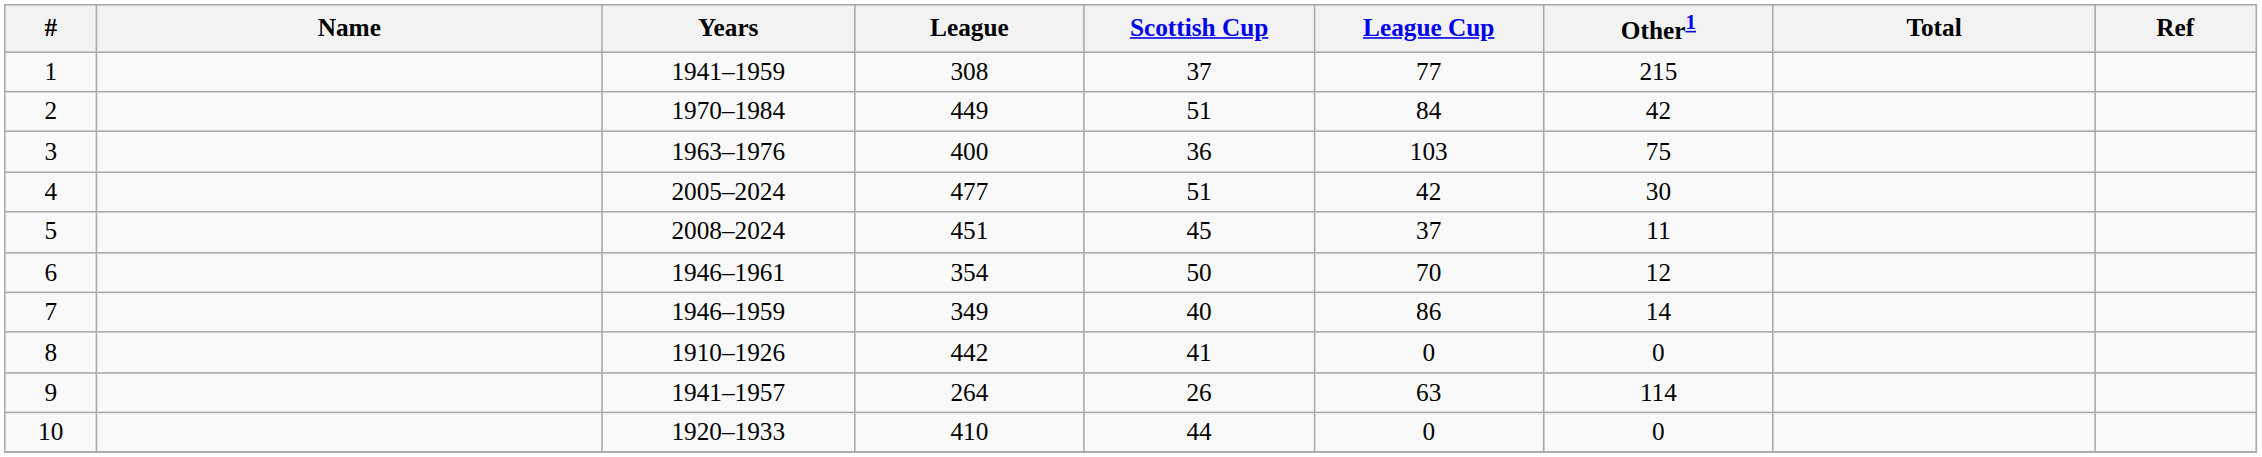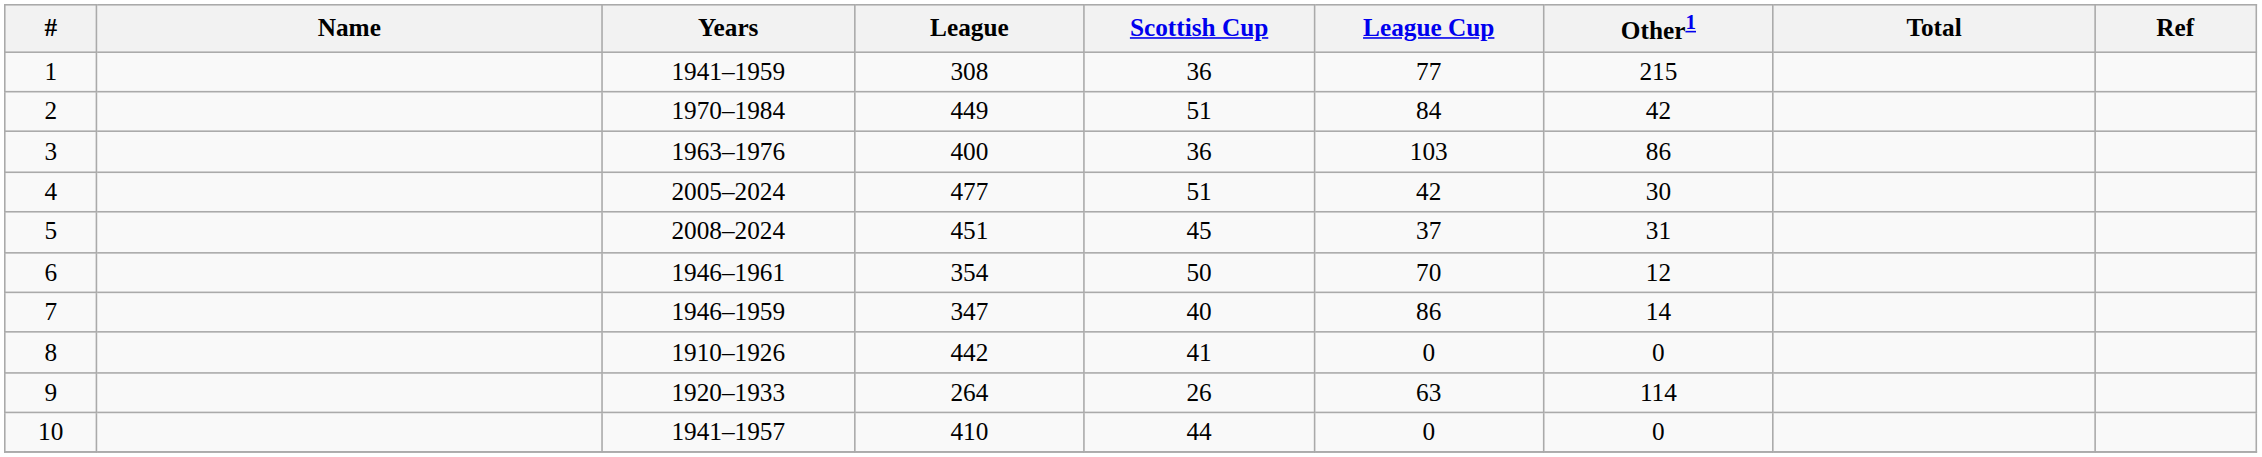(1199, 71) 37 -> (1199, 71) 36
(1658, 151) 75 -> (1658, 151) 86
(1658, 231) 11 -> (1658, 231) 31
(969, 312) 349 -> (969, 312) 347
(728, 392) 1941–1957 -> (728, 392) 1920–1933
(728, 432) 1920–1933 -> (728, 432) 1941–1957
